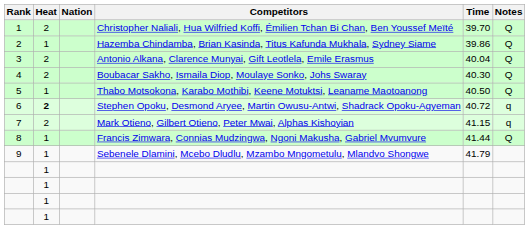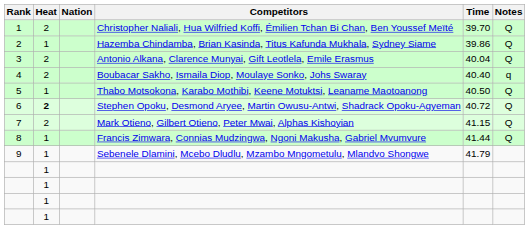(478, 75) 40.30 -> (478, 75) 40.40
(509, 75) Q -> (509, 75) q
(509, 106) q -> (509, 106) Q
(509, 122) q -> (509, 122) Q
